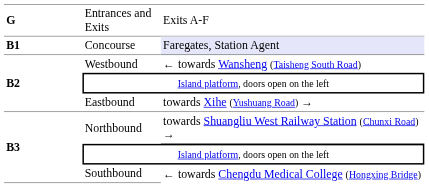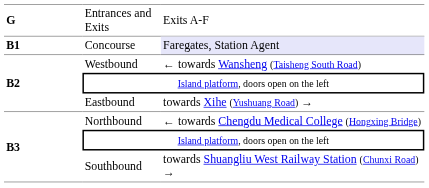(291, 127) towards Shuangliu West Railway Station (Chunxi Road) → -> (292, 121) ← towards Chengdu Medical College (Hongxing Bridge)
(292, 173) ← towards Chengdu Medical College (Hongxing Bridge) -> (291, 166) towards Shuangliu West Railway Station (Chunxi Road) →
